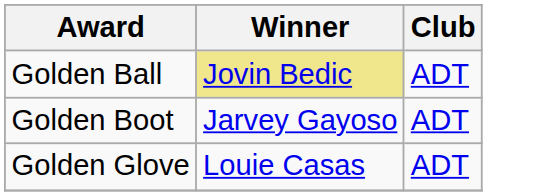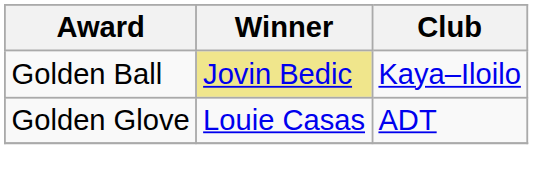(440, 73) ADT -> (450, 73) Kaya–Iloilo
- row: (93, 119)
